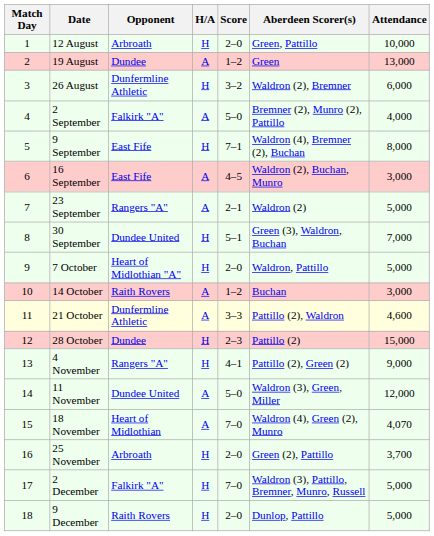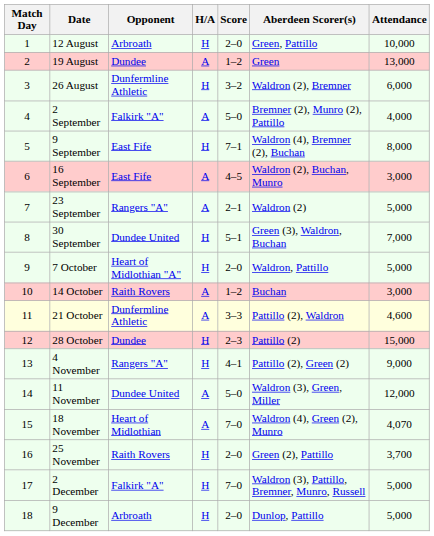(131, 455) Arbroath -> (141, 455) Raith Rovers
(141, 515) Raith Rovers -> (131, 515) Arbroath
